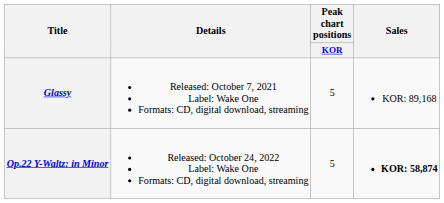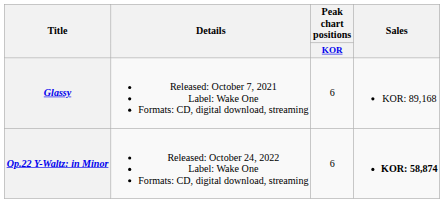(332, 93) 5 -> (332, 93) 6
(332, 163) 5 -> (332, 163) 6
